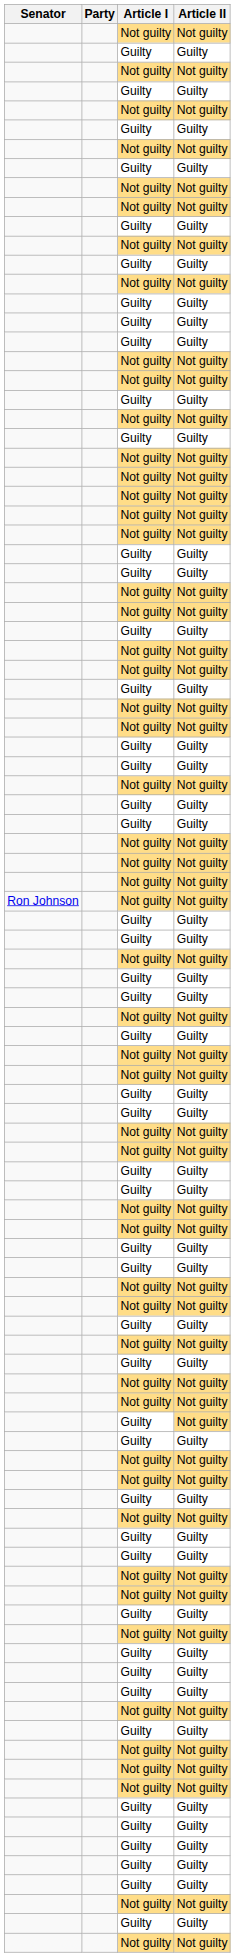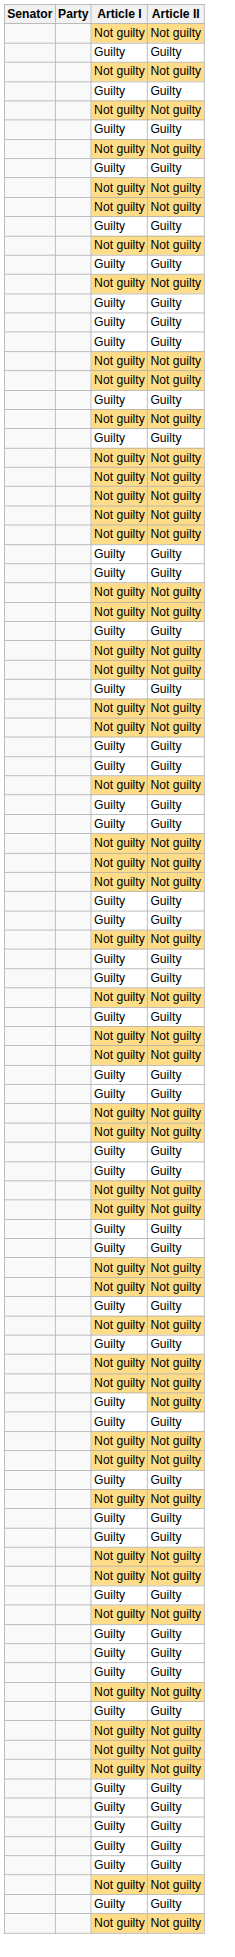- row: (43, 901)
